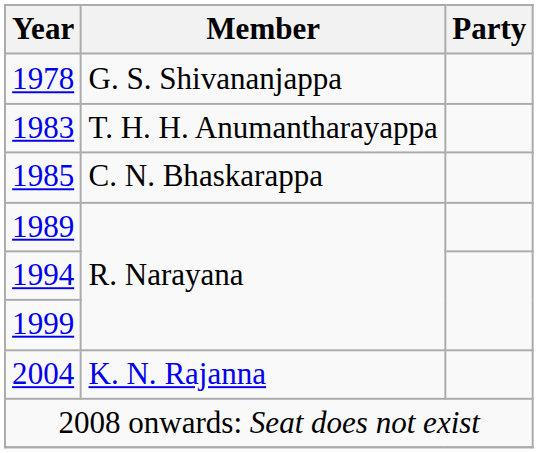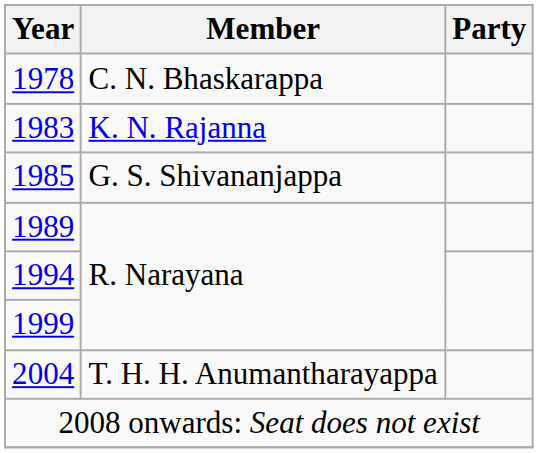(215, 78) G. S. Shivananjappa -> (206, 78) C. N. Bhaskarappa
(263, 127) T. H. H. Anumantharayappa -> (177, 127) K. N. Rajanna
(206, 176) C. N. Bhaskarappa -> (215, 176) G. S. Shivananjappa
(177, 373) K. N. Rajanna -> (263, 373) T. H. H. Anumantharayappa
